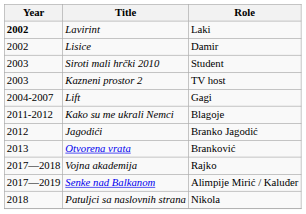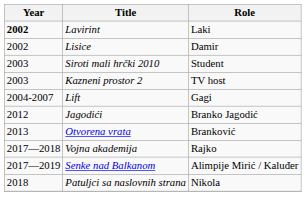- row: (120, 115)
